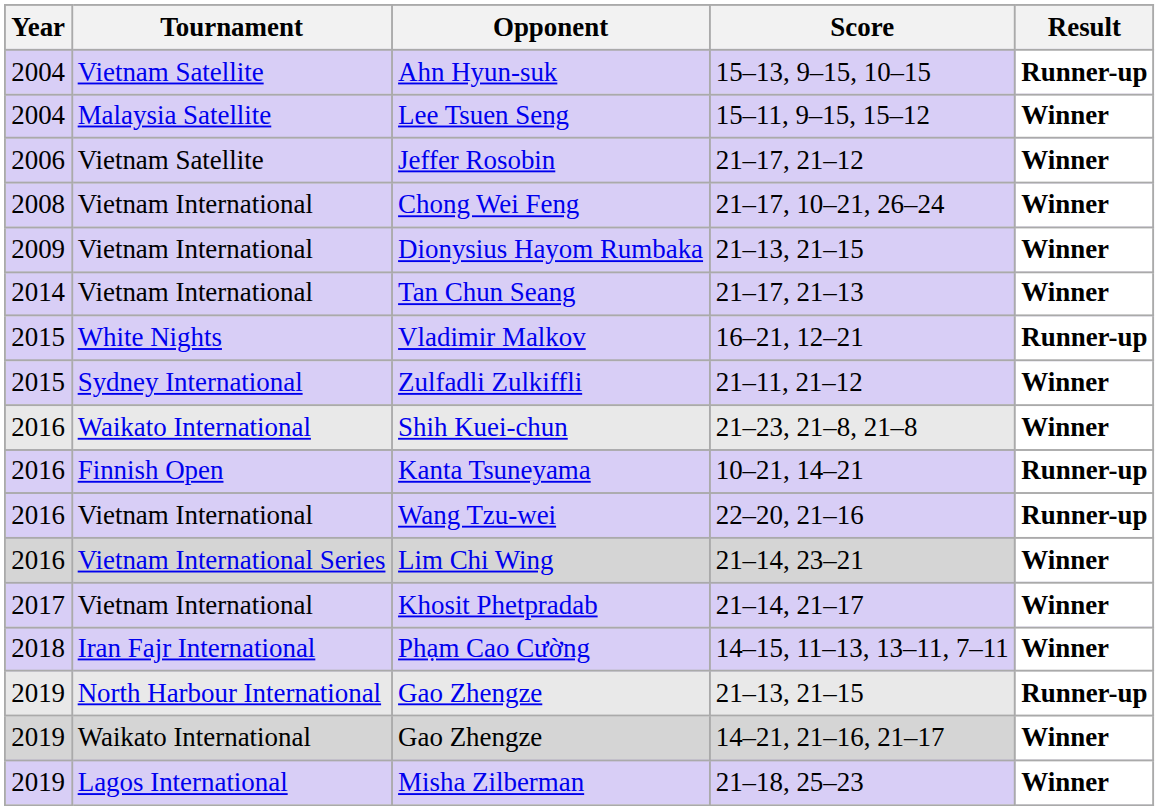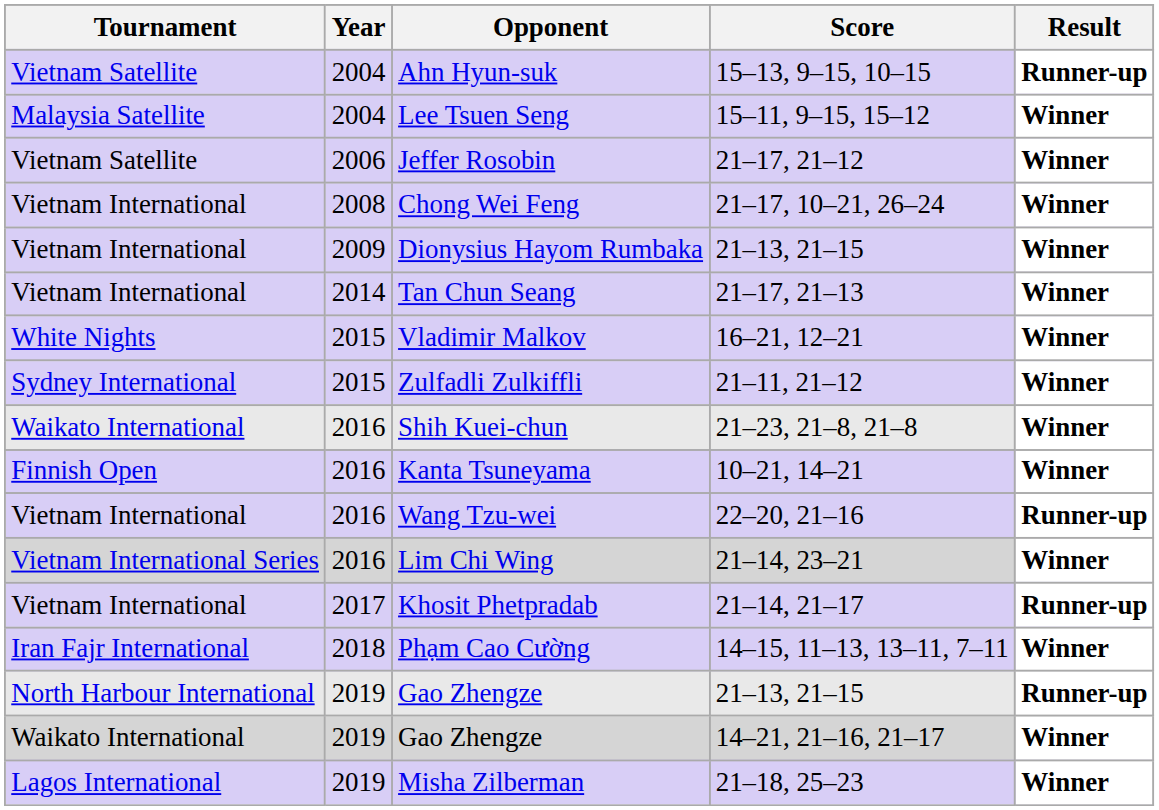columns swapped: (38, 27) <-> (232, 27)
(1084, 337) Runner-up -> (1065, 337) Winner
(1084, 471) Runner-up -> (1065, 471) Winner
(1065, 604) Winner -> (1084, 604) Runner-up
